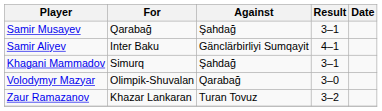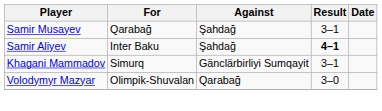(254, 47) Gänclärbirliyi Sumqayit -> (218, 47) Şahdağ
(330, 47) normal -> (330, 47) bold
(218, 64) Şahdağ -> (254, 64) Gänclärbirliyi Sumqayit
- row: (48, 98)
